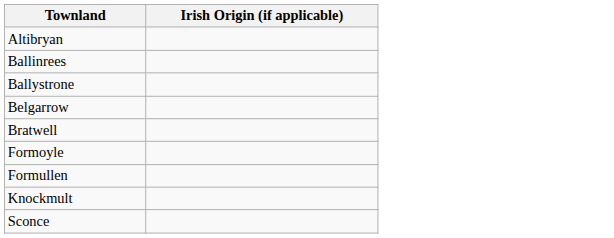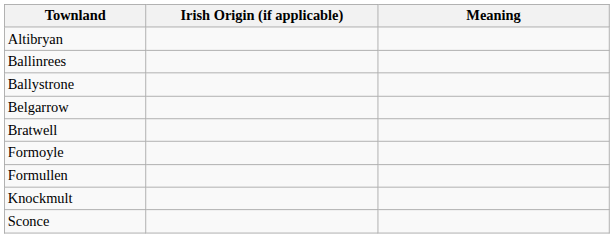+ column: (494, 15)
